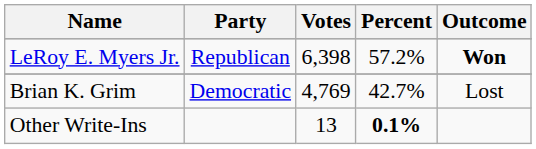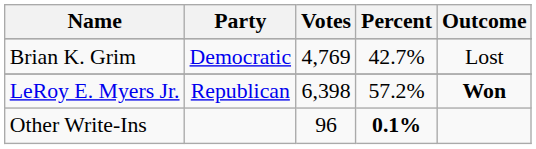rows swapped: (95, 56) <-> (73, 90)
(326, 125) 13 -> (326, 125) 96
